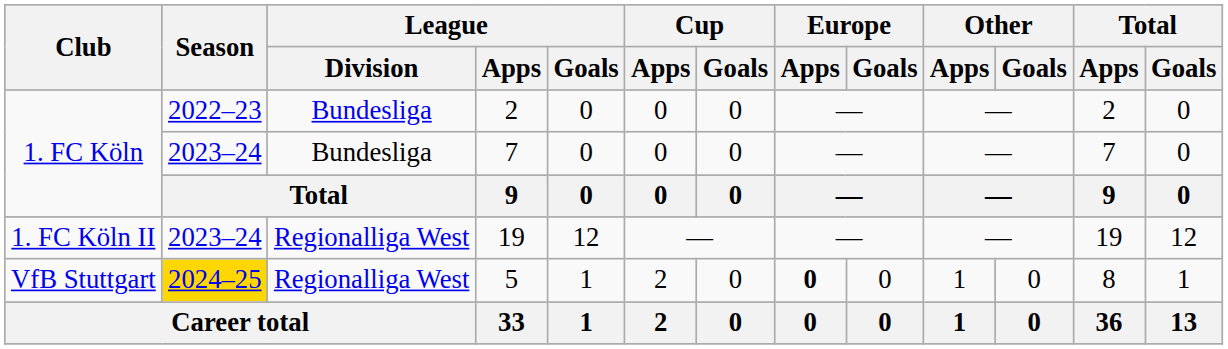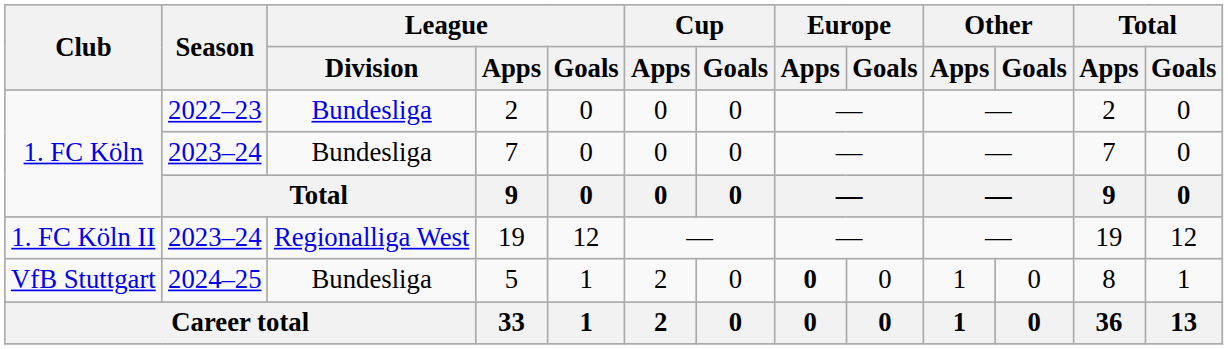(215, 279) gold background -> (215, 279) no background
(372, 279) Regionalliga West -> (372, 279) Bundesliga
